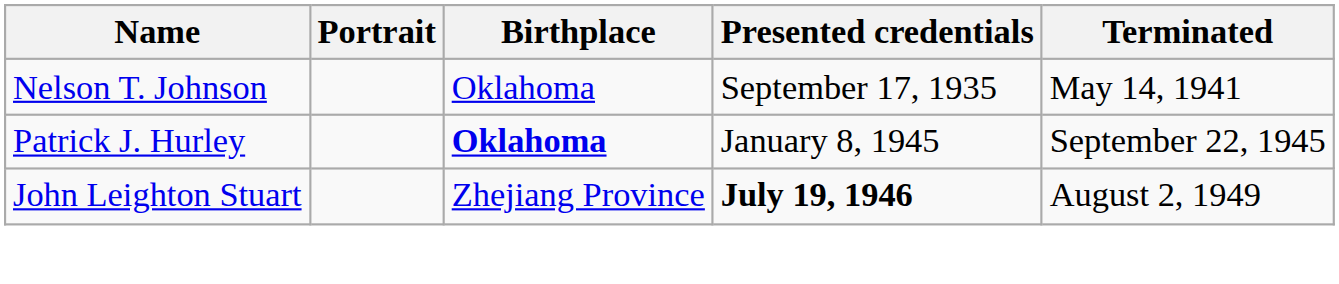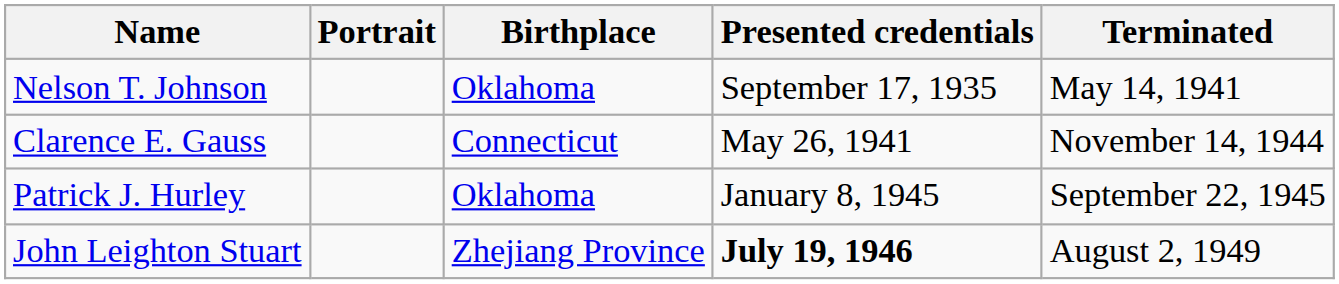+ row: (140, 140)
(529, 140) bold -> (523, 195) normal
